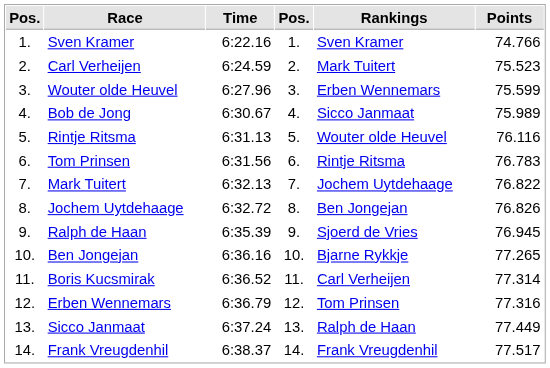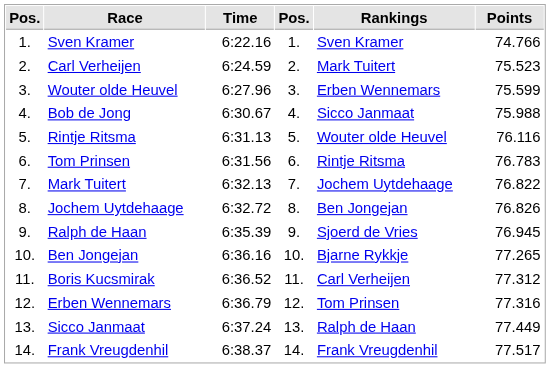(518, 113) 75.989 -> (518, 113) 75.988
(518, 279) 77.314 -> (518, 279) 77.312
